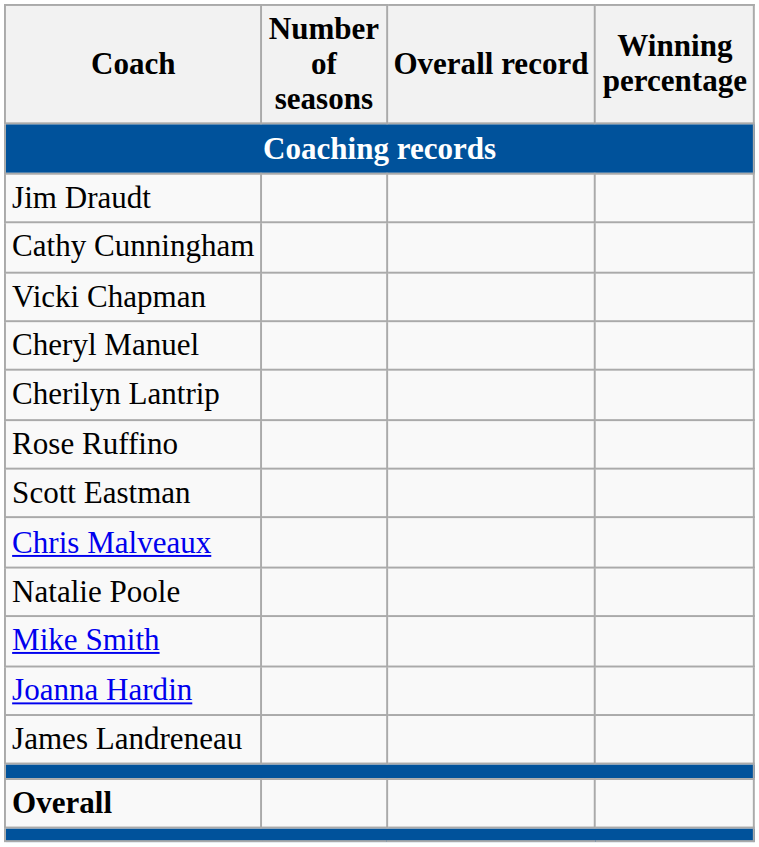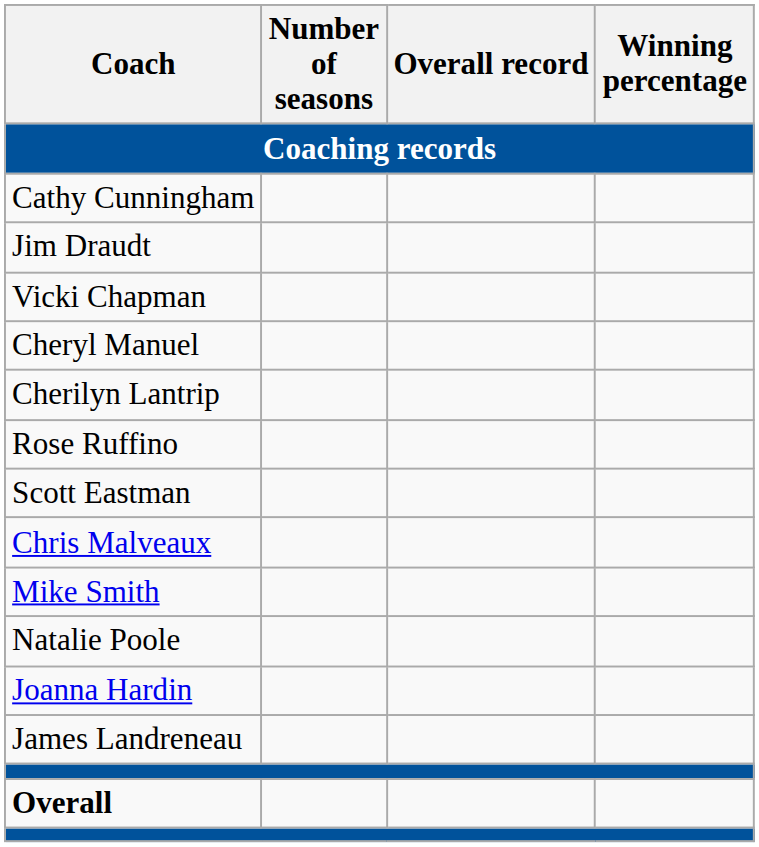rows swapped: (133, 246) <-> (82, 197)
rows swapped: (96, 591) <-> (86, 640)
